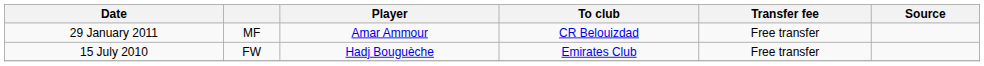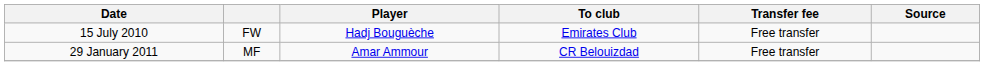rows swapped: (114, 51) <-> (114, 32)
